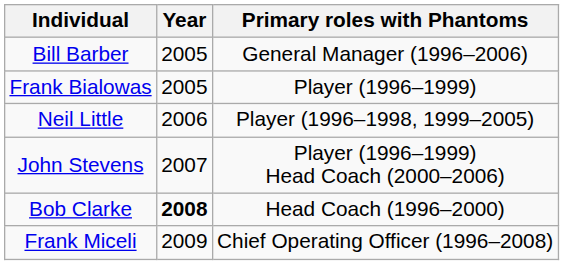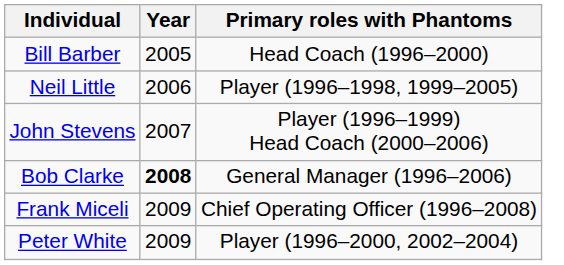(385, 53) General Manager (1996–2006) -> (369, 53) Head Coach (1996–2000)
- row: (81, 86)
(385, 209) Head Coach (1996–2000) -> (369, 176) General Manager (1996–2006)
+ row: (72, 242)
